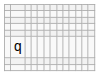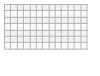- row: (8, 47)
